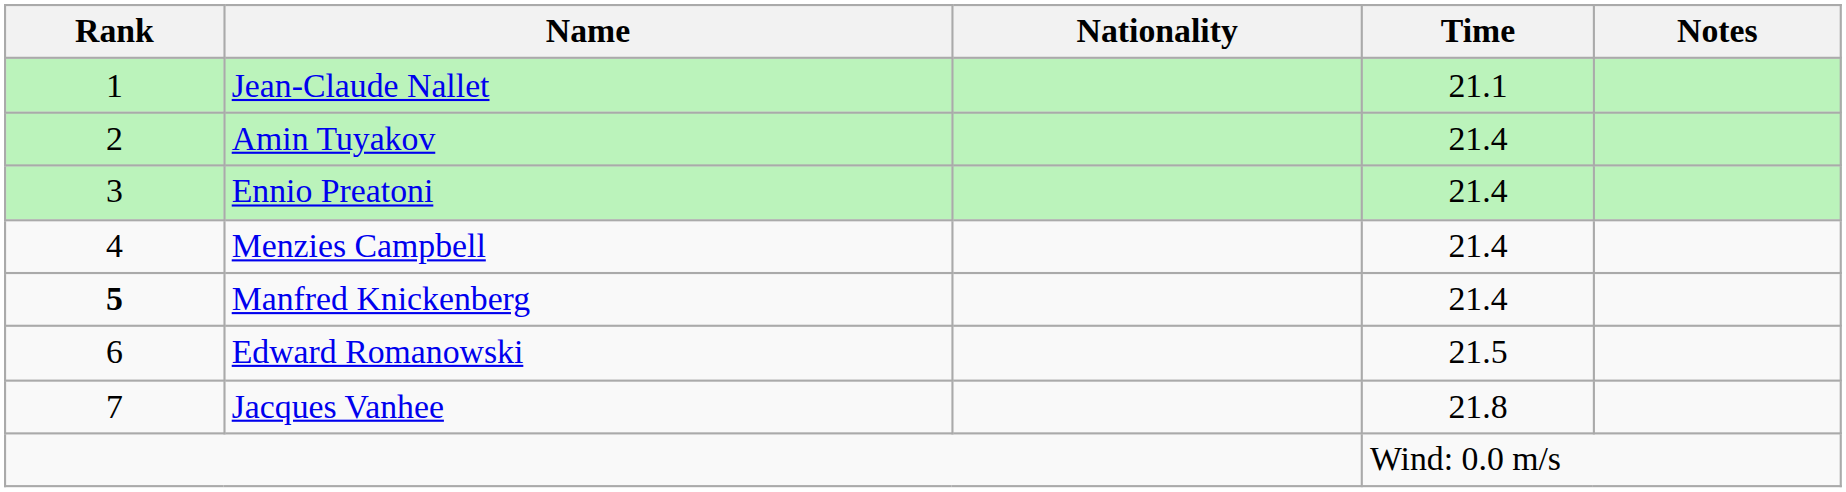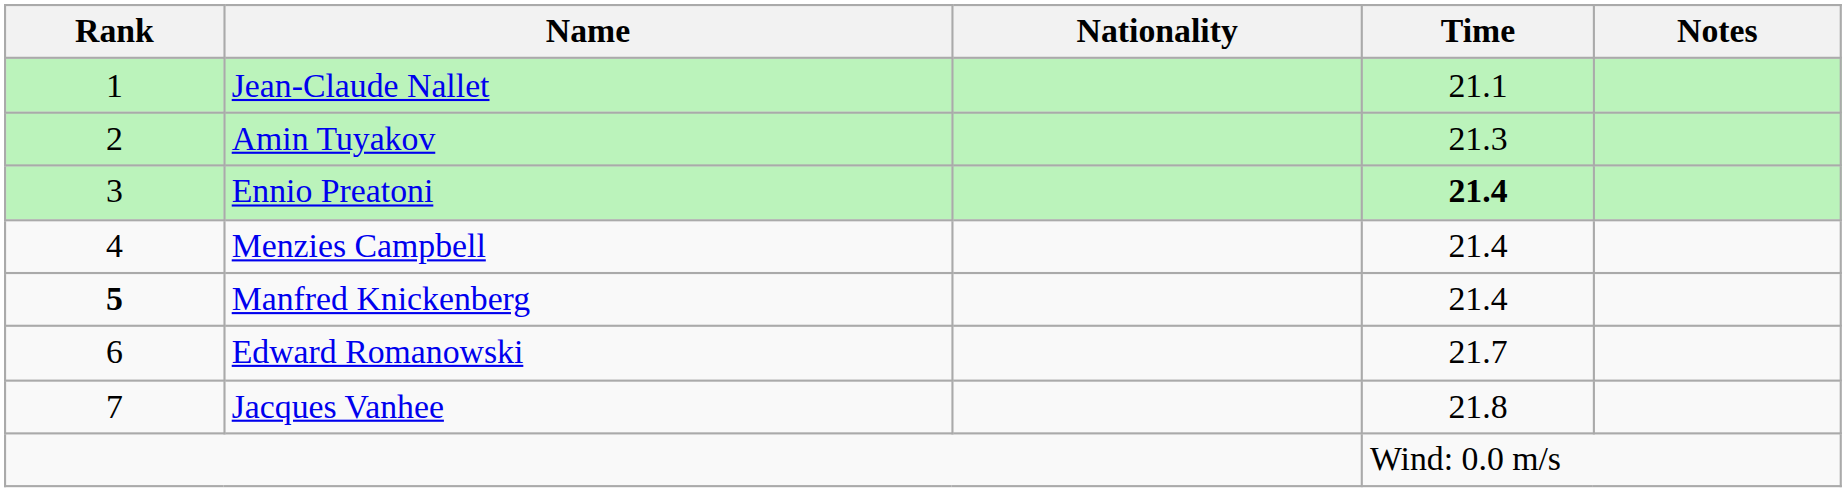(1478, 138) 21.4 -> (1478, 138) 21.3
(1478, 191) normal -> (1478, 191) bold
(1478, 352) 21.5 -> (1478, 352) 21.7
